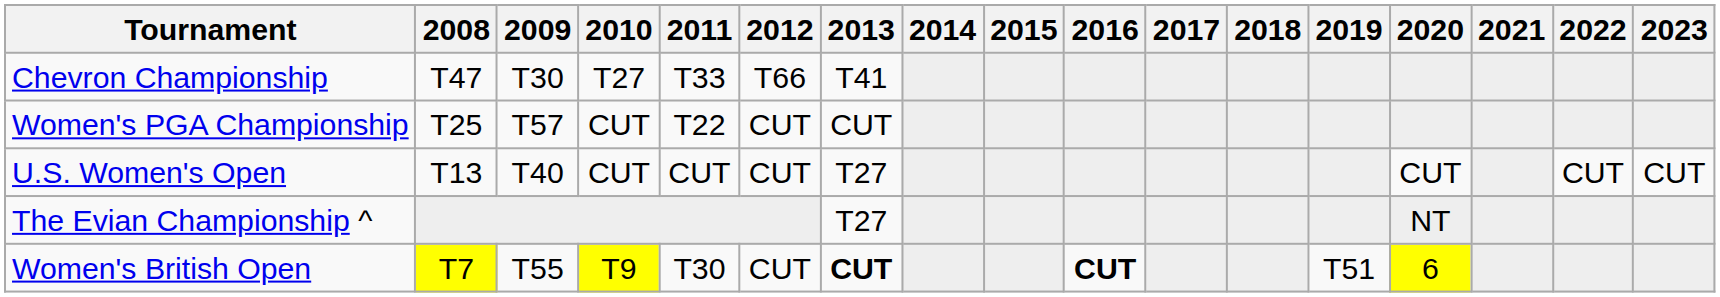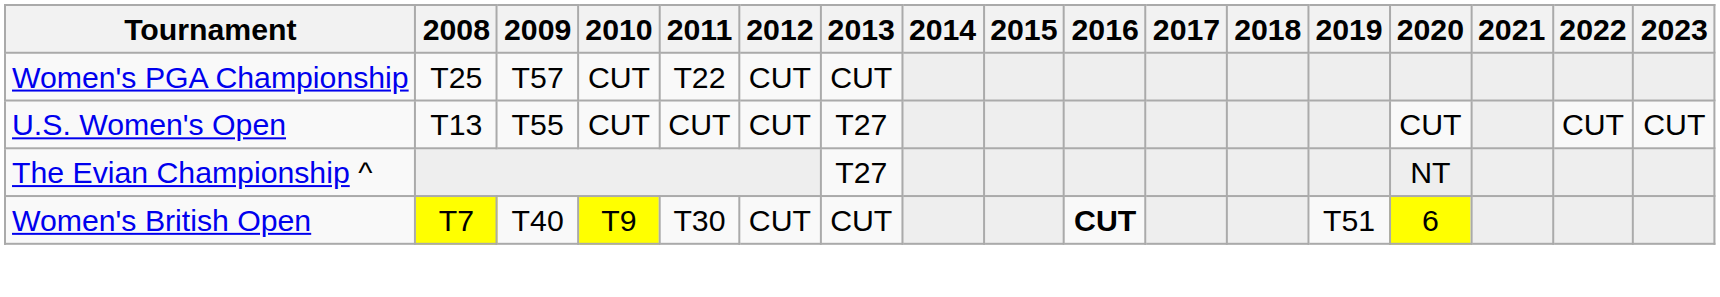- row: (170, 77)
(538, 173) T40 -> (538, 125) T55
(538, 269) T55 -> (538, 221) T40
(861, 269) bold -> (861, 221) normal
